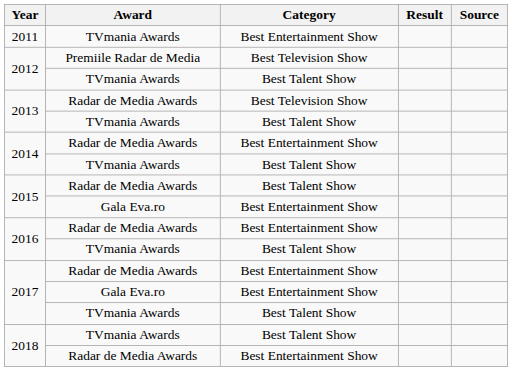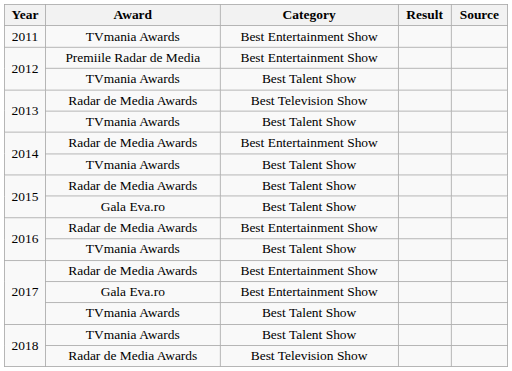(309, 57) Best Television Show -> (309, 57) Best Entertainment Show
(309, 206) Best Entertainment Show -> (309, 206) Best Talent Show
(309, 356) Best Entertainment Show -> (309, 356) Best Television Show
